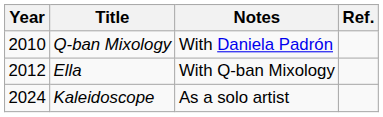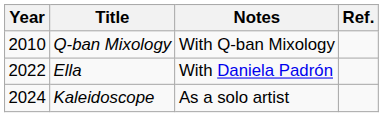(256, 44) With Daniela Padrón -> (257, 44) With Q-ban Mixology
(27, 71) 2012 -> (27, 71) 2022
(257, 71) With Q-ban Mixology -> (256, 71) With Daniela Padrón
